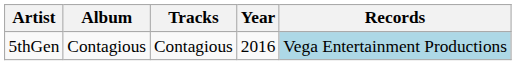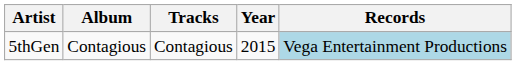(258, 45) 2016 -> (258, 45) 2015
